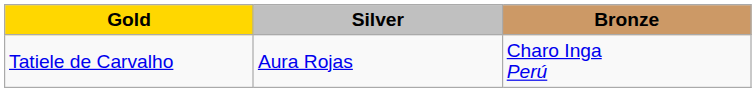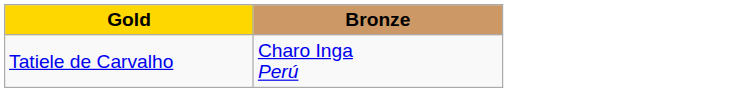- column: (378, 19)
